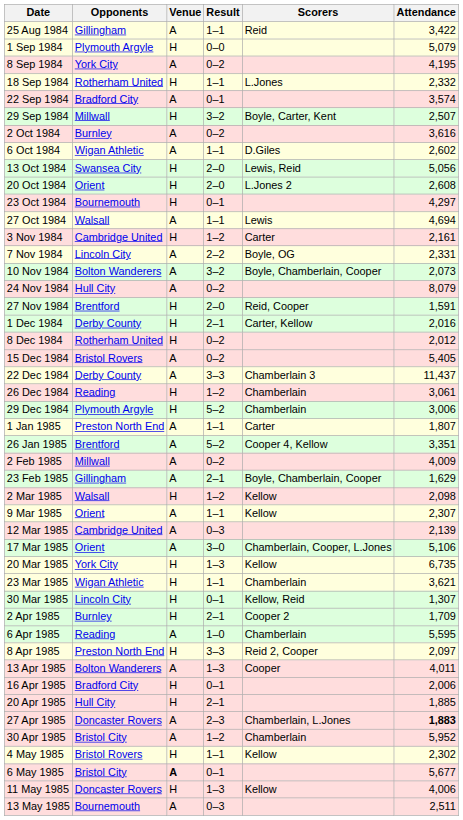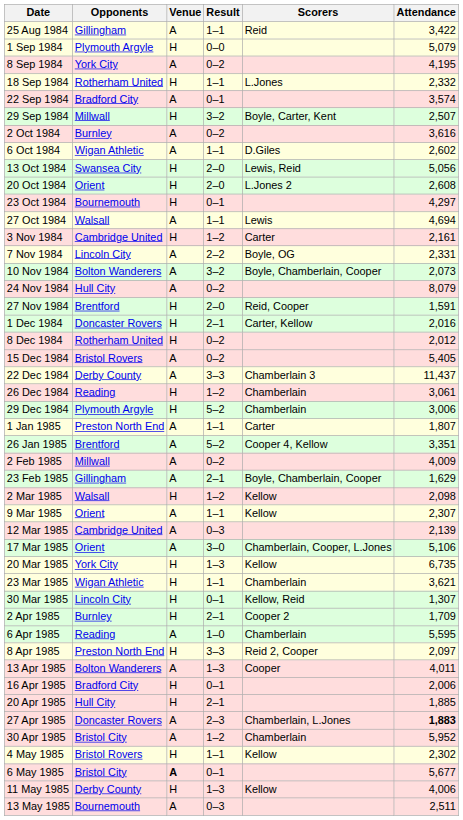(108, 323) Derby County -> (118, 323) Doncaster Rovers
(118, 789) Doncaster Rovers -> (108, 789) Derby County
